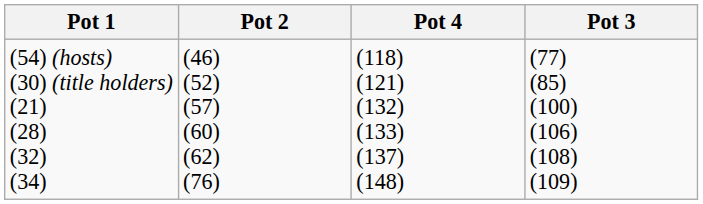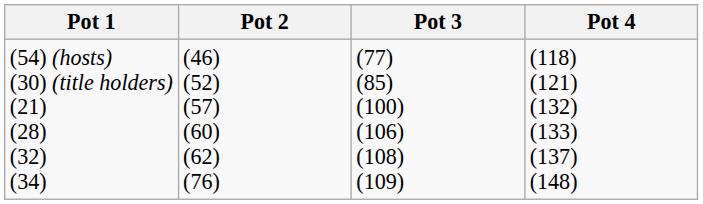columns swapped: (611, 22) <-> (438, 22)
